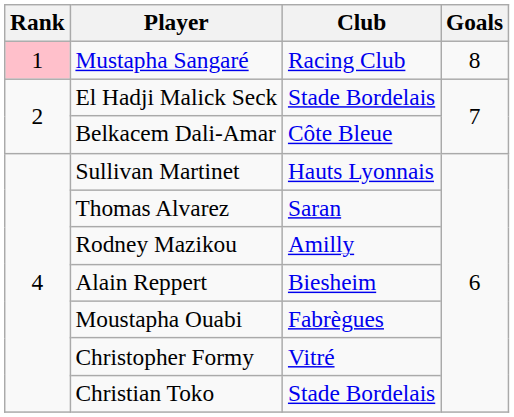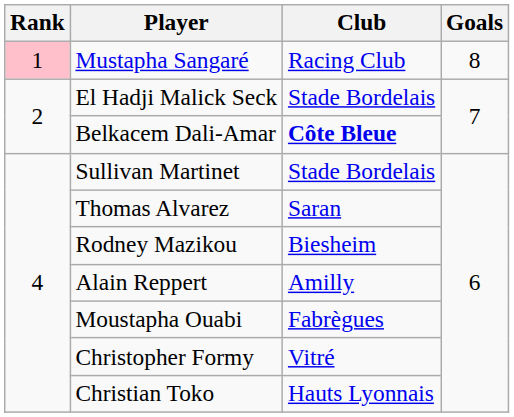(340, 134) normal -> (342, 134) bold
(361, 171) Hauts Lyonnais -> (362, 171) Stade Bordelais
(321, 245) Amilly -> (332, 245) Biesheim
(332, 282) Biesheim -> (321, 282) Amilly
(362, 393) Stade Bordelais -> (361, 393) Hauts Lyonnais
